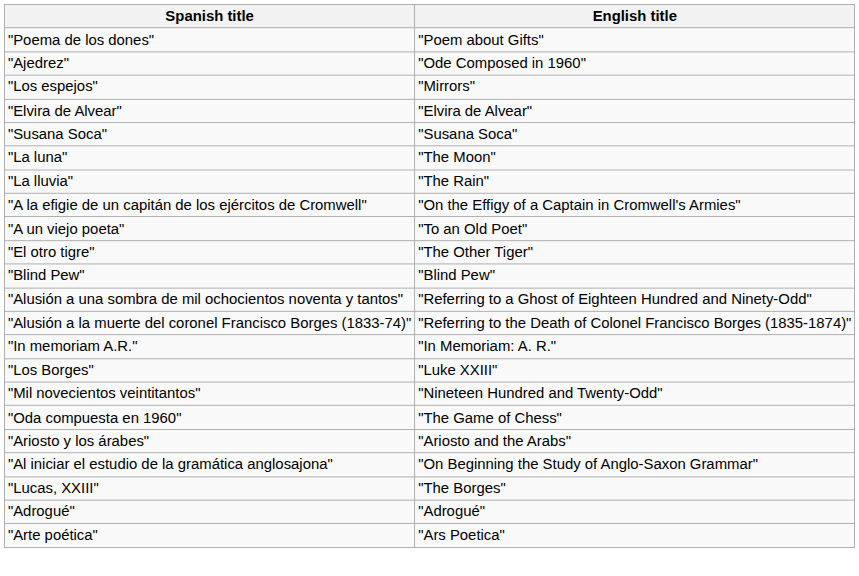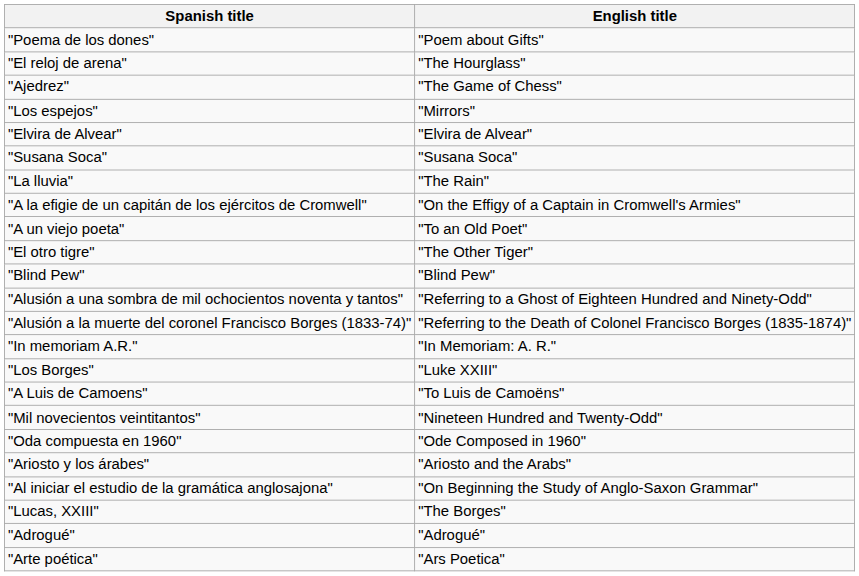+ row: (67, 63)
(502, 63) "Ode Composed in 1960" -> (490, 87) "The Game of Chess"
- row: (38, 157)
+ row: (78, 393)
(490, 417) "The Game of Chess" -> (502, 441) "Ode Composed in 1960"
